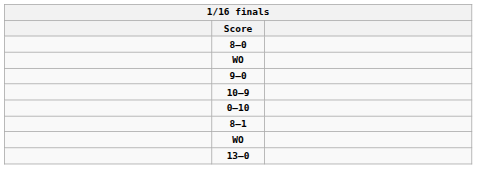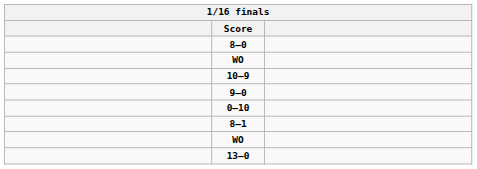rows swapped: (108, 92) <-> (108, 76)
